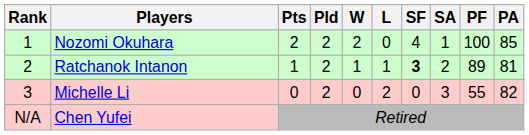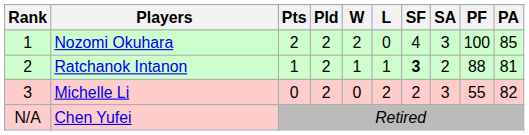(445, 42) 1 -> (445, 42) 3
(477, 68) 89 -> (477, 68) 88
(416, 93) 0 -> (416, 93) 2
